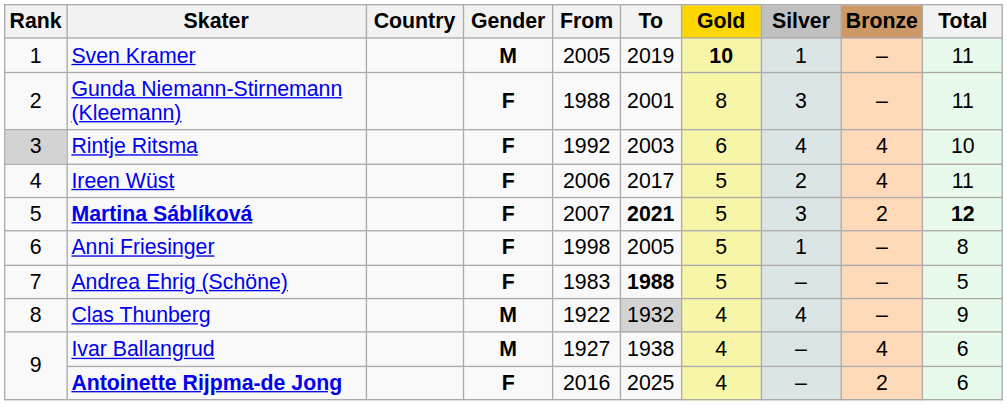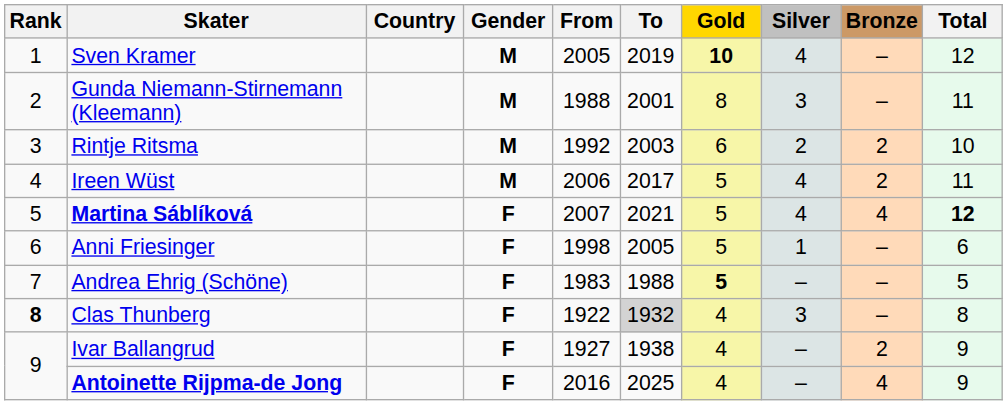(801, 55) 1 -> (801, 55) 4
(963, 55) 11 -> (963, 55) 12
(508, 100) F -> (508, 100) M
(36, 146) lightgrey background -> (36, 146) no background
(508, 146) F -> (508, 146) M
(801, 146) 4 -> (801, 146) 2
(882, 146) 4 -> (882, 146) 2
(508, 180) F -> (508, 180) M
(801, 180) 2 -> (801, 180) 4
(882, 180) 4 -> (882, 180) 2
(651, 214) bold -> (651, 214) normal
(801, 214) 3 -> (801, 214) 4
(882, 214) 2 -> (882, 214) 4
(963, 247) 8 -> (963, 247) 6
(651, 281) bold -> (651, 281) normal
(721, 281) normal -> (721, 281) bold
(36, 315) normal -> (36, 315) bold
(508, 315) M -> (508, 315) F
(801, 315) 4 -> (801, 315) 3
(963, 315) 9 -> (963, 315) 8
(508, 349) M -> (508, 349) F
(882, 349) 4 -> (882, 349) 2
(963, 349) 6 -> (963, 349) 9
(882, 382) 2 -> (882, 382) 4
(963, 382) 6 -> (963, 382) 9
